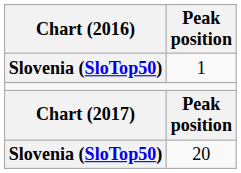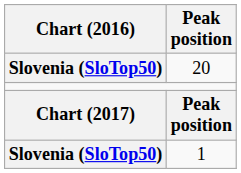rows swapped: (201, 67) <-> (201, 153)
